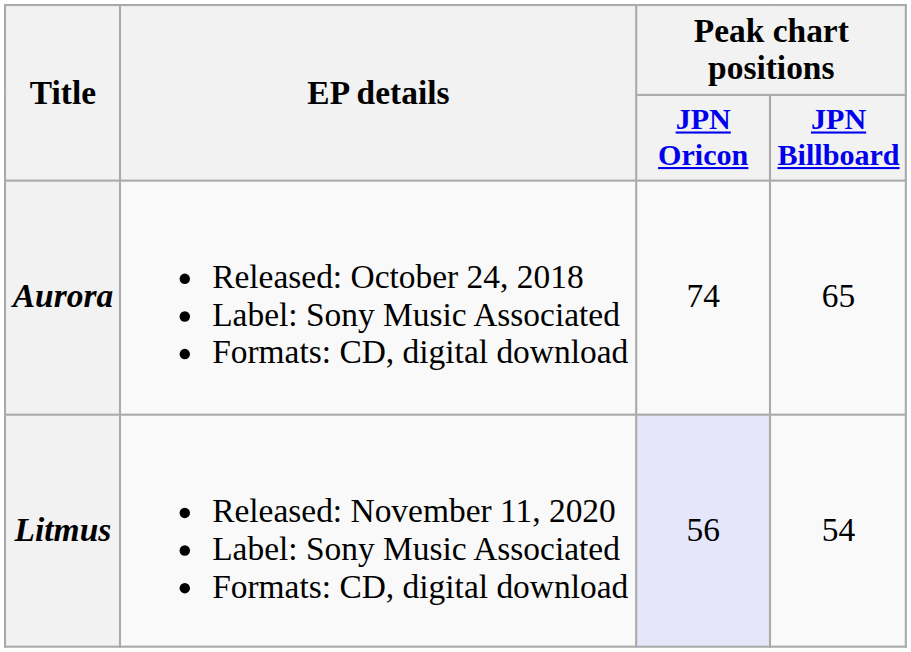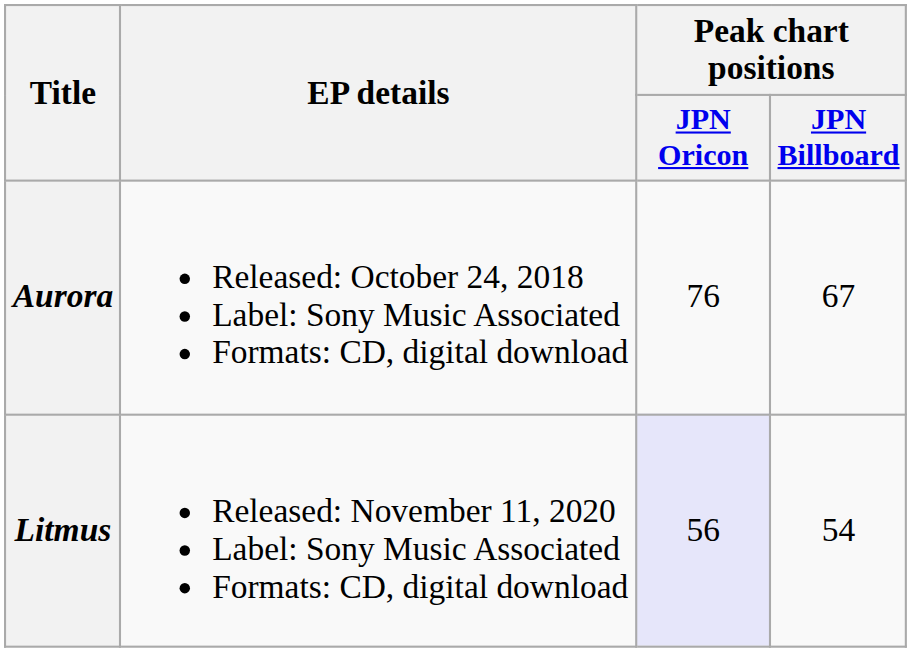(703, 296) 74 -> (703, 296) 76
(839, 296) 65 -> (839, 296) 67
